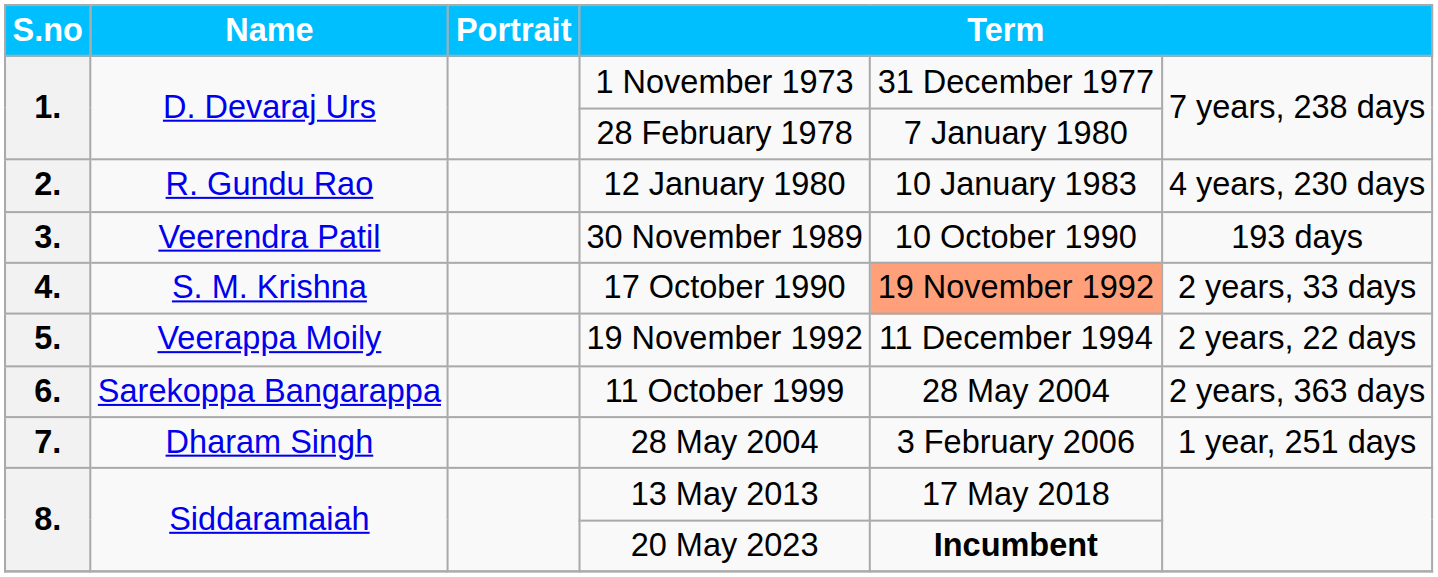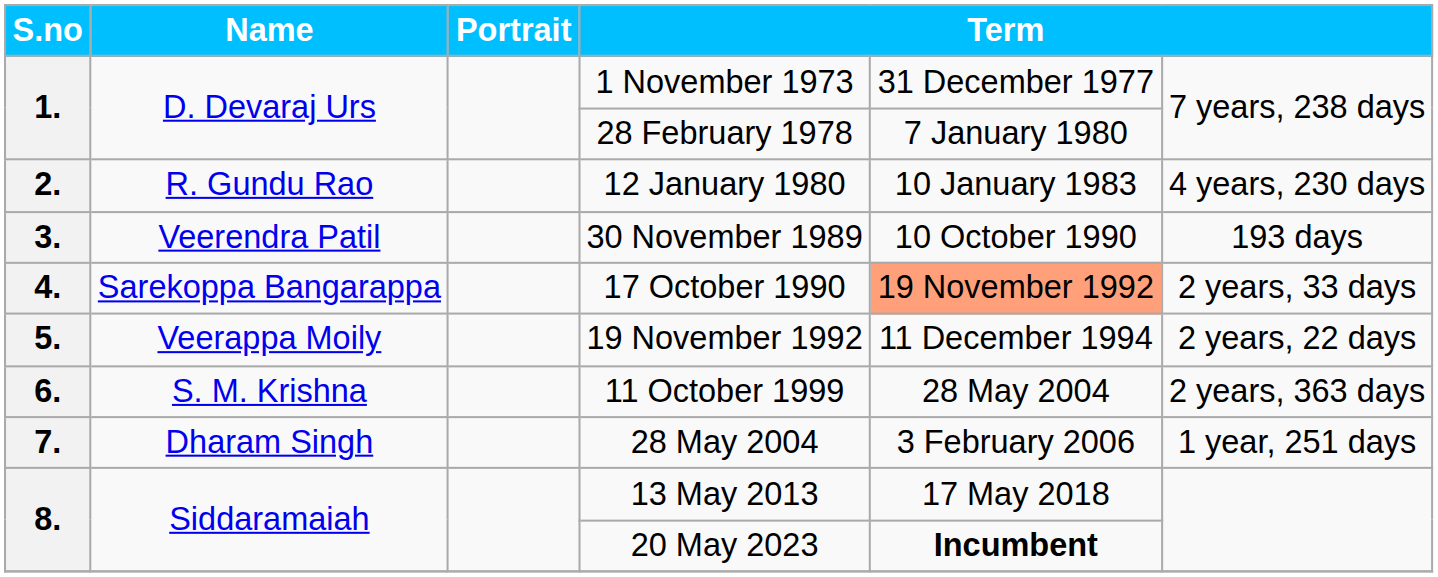(269, 287) S. M. Krishna -> (269, 287) Sarekoppa Bangarappa
(269, 390) Sarekoppa Bangarappa -> (269, 390) S. M. Krishna
